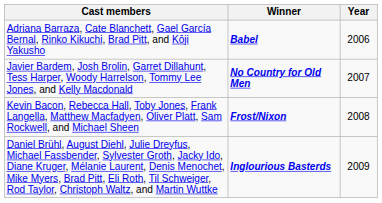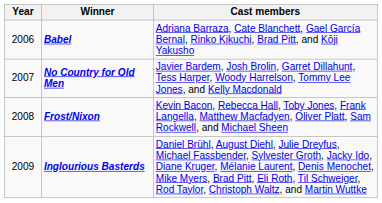columns swapped: (359, 12) <-> (116, 12)
